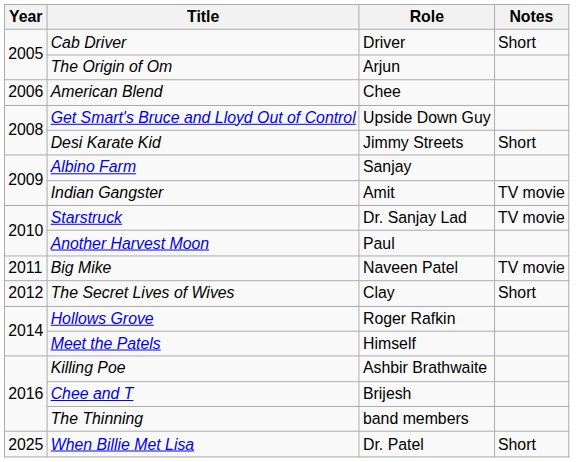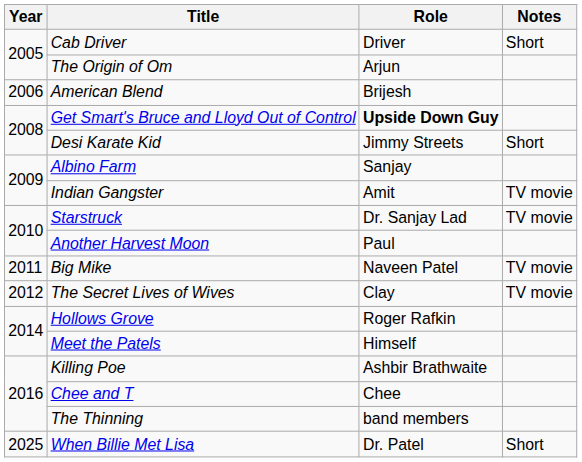(382, 92) Chee -> (387, 92) Brijesh
(427, 117) normal -> (431, 117) bold
(517, 293) Short -> (539, 293) TV movie
(387, 393) Brijesh -> (382, 393) Chee
